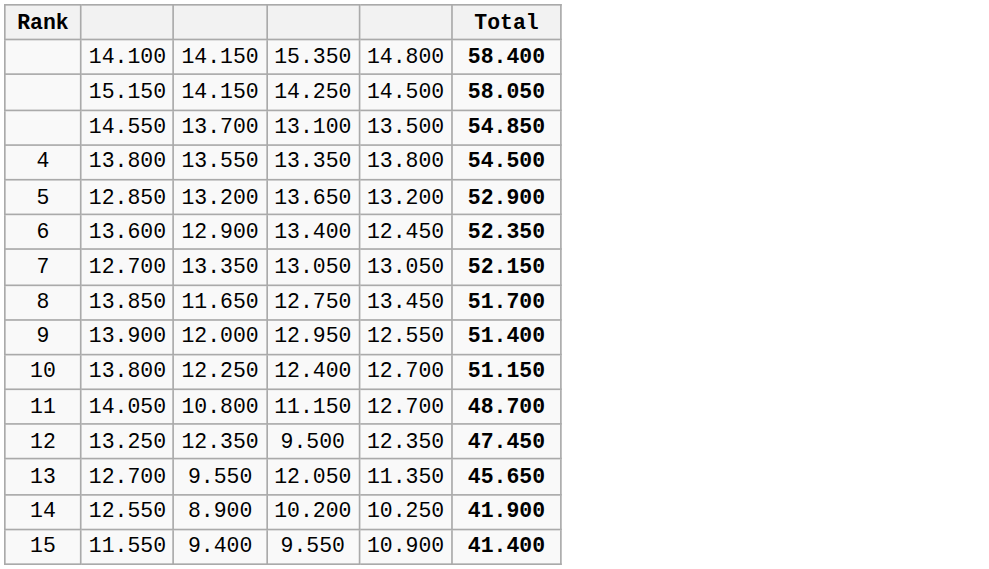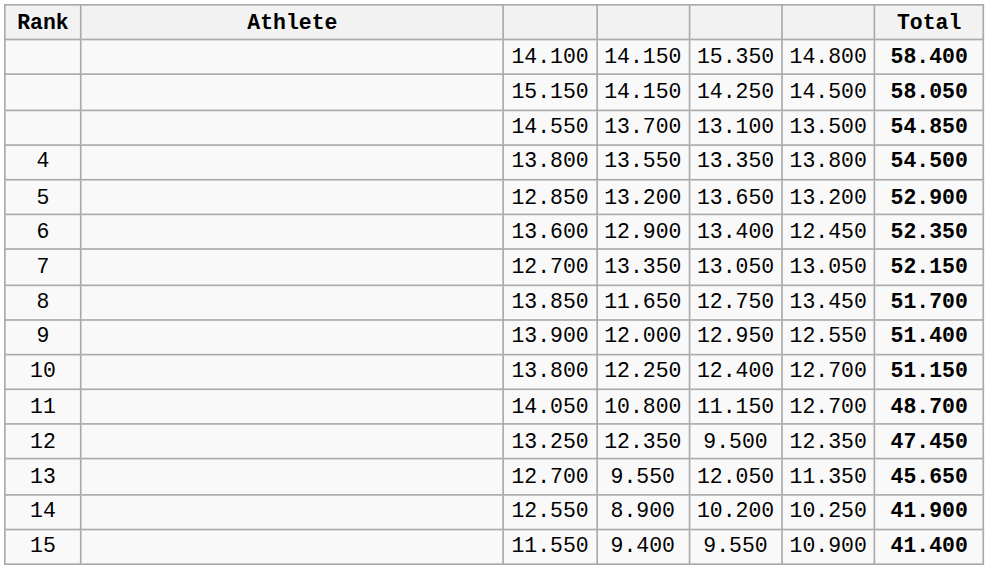+ column: (292, 22)
